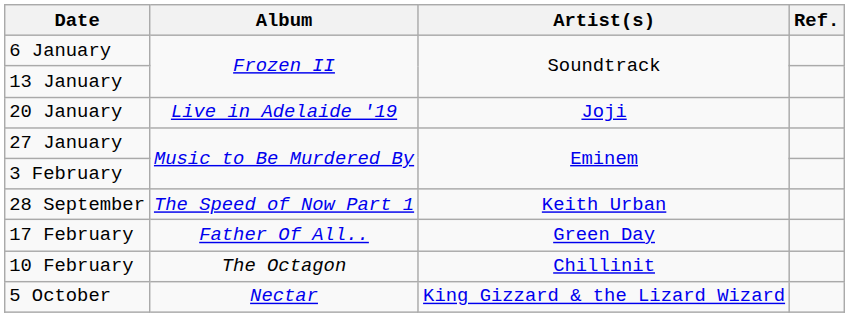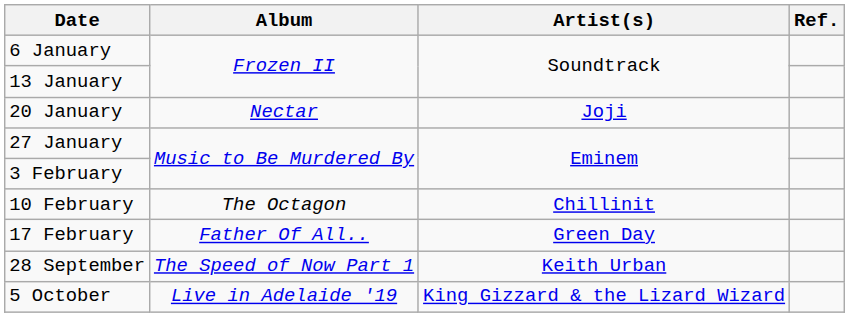(284, 112) Live in Adelaide '19 -> (284, 112) Nectar
rows swapped: (71, 266) <-> (77, 204)
(284, 297) Nectar -> (284, 297) Live in Adelaide '19
